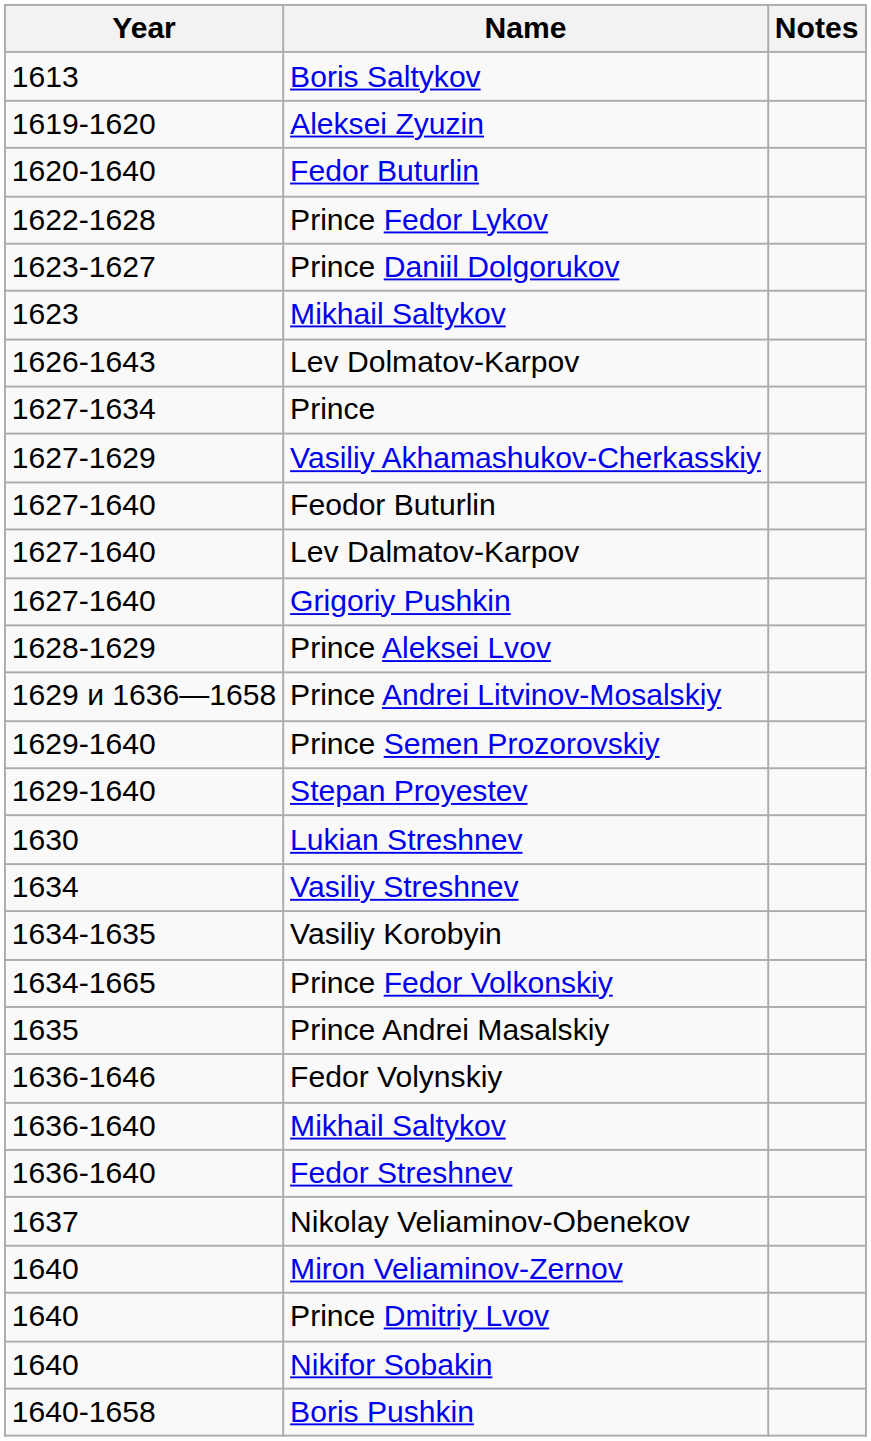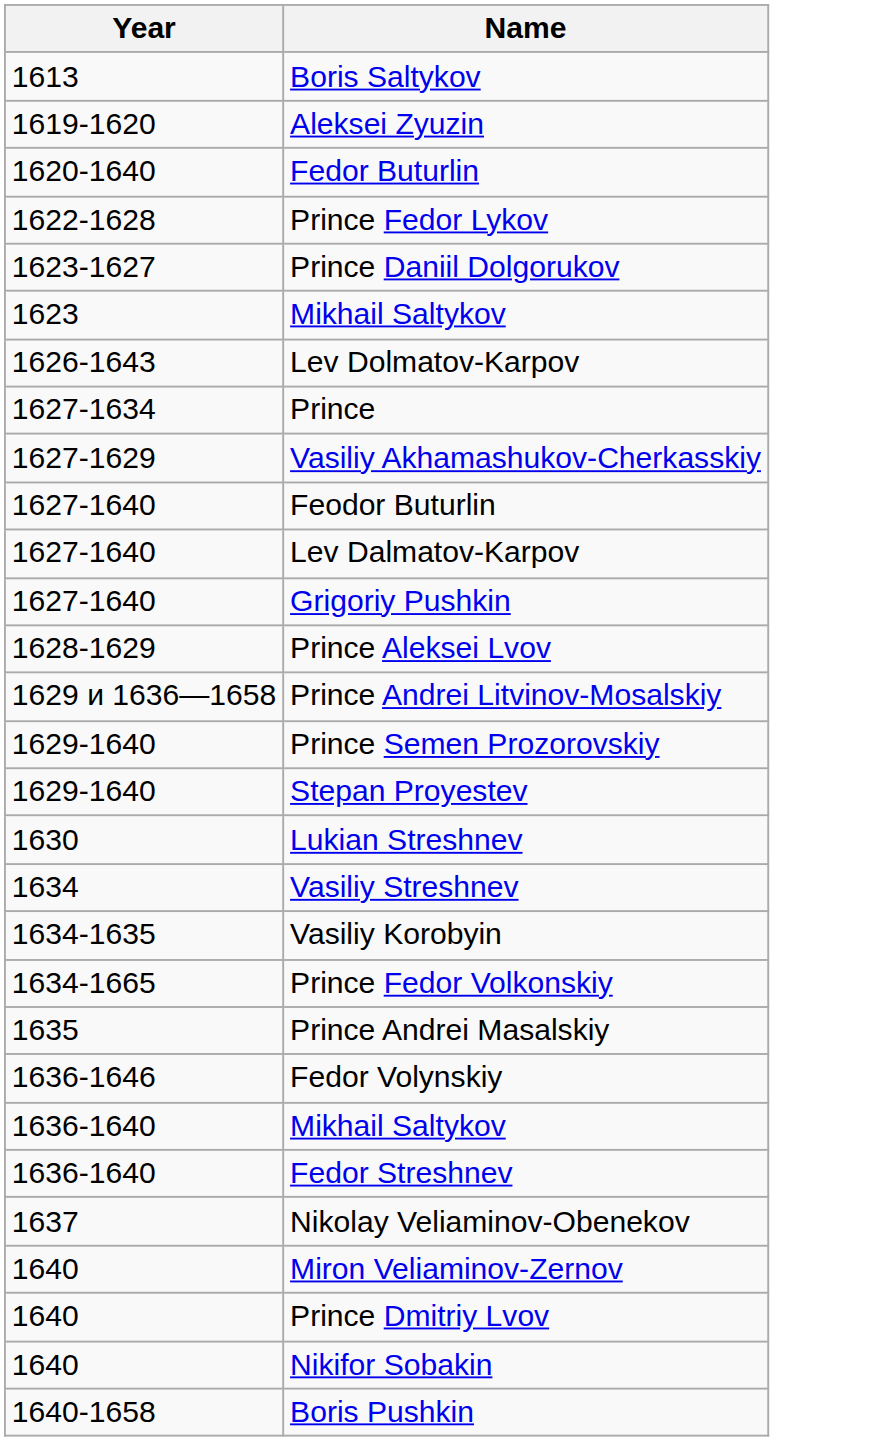- column: (817, 28)
